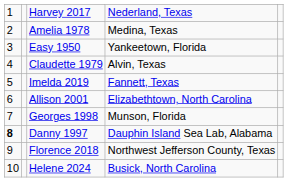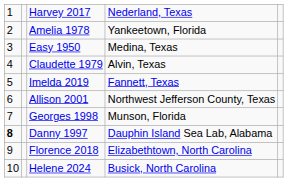(143, 30) Medina, Texas -> (157, 30) Yankeetown, Florida
(157, 47) Yankeetown, Florida -> (143, 47) Medina, Texas
(180, 99) Elizabethtown, North Carolina -> (192, 99) Northwest Jefferson County, Texas
(192, 151) Northwest Jefferson County, Texas -> (180, 151) Elizabethtown, North Carolina
